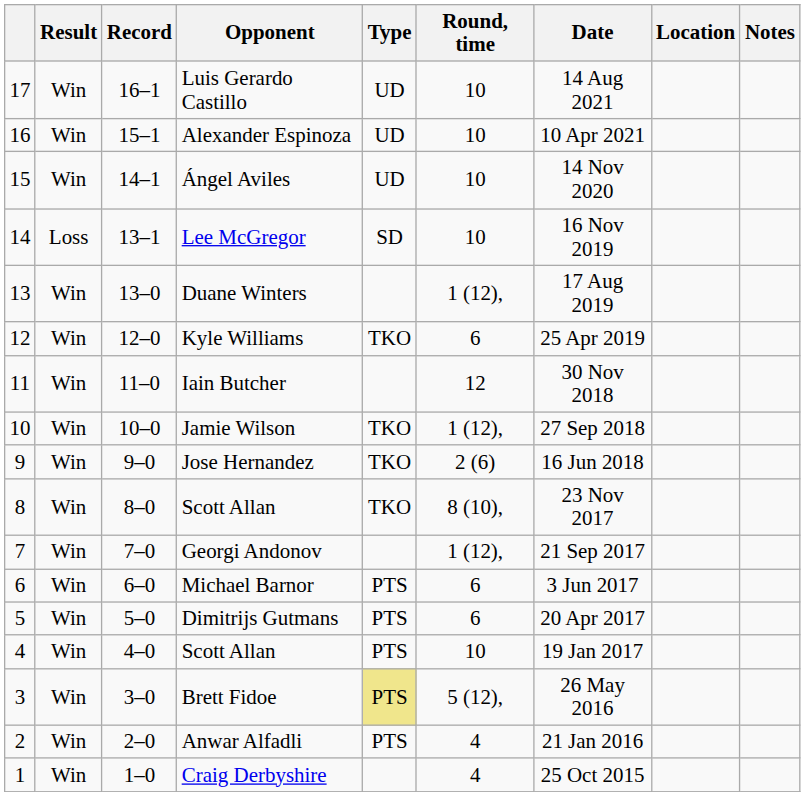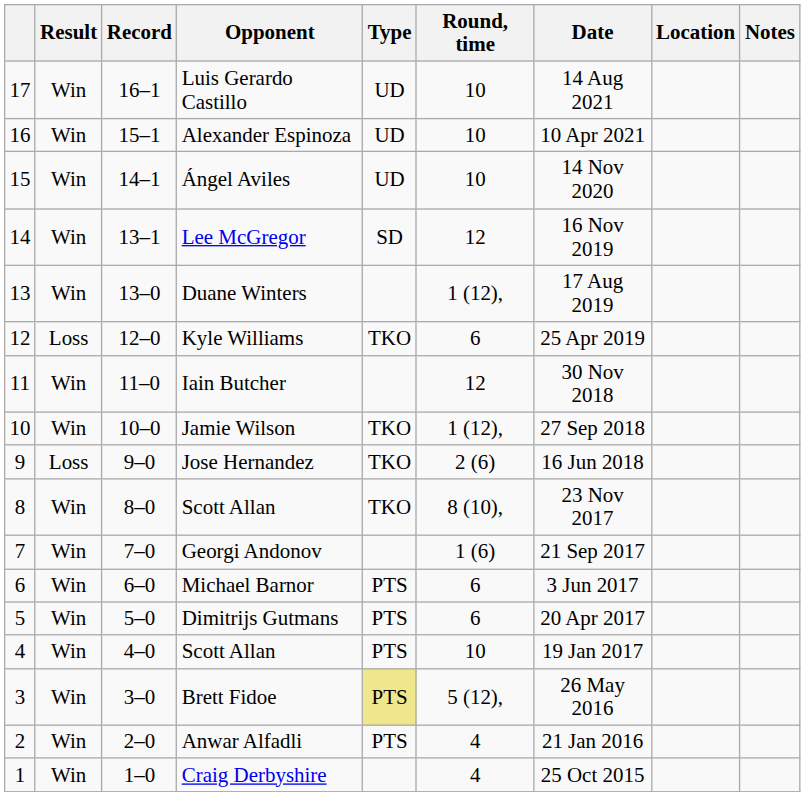(69, 236) Loss -> (69, 236) Win
(475, 236) 10 -> (475, 236) 12
(69, 338) Win -> (69, 338) Loss
(69, 461) Win -> (69, 461) Loss
(475, 551) 1 (12), -> (475, 551) 1 (6)
